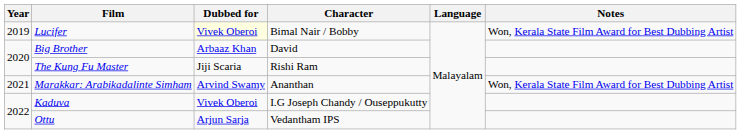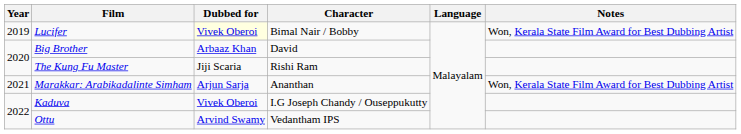(231, 84) Arvind Swamy -> (223, 84) Arjun Sarja
(223, 119) Arjun Sarja -> (231, 119) Arvind Swamy
